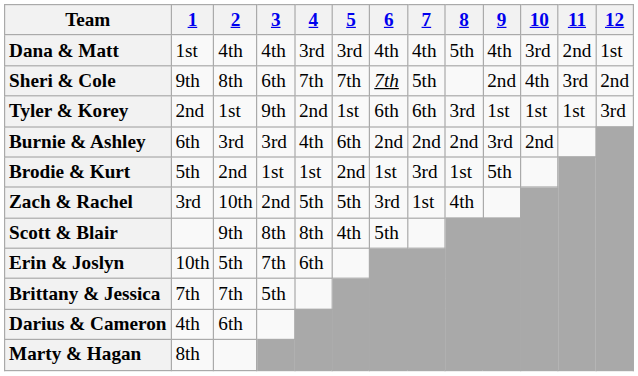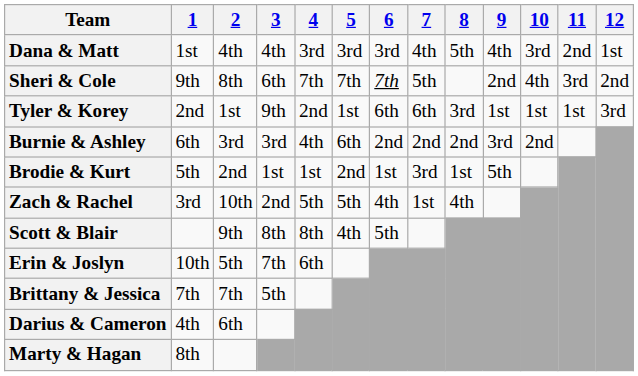(387, 50) 4th -> (387, 50) 3rd
(387, 202) 3rd -> (387, 202) 4th
